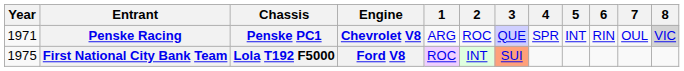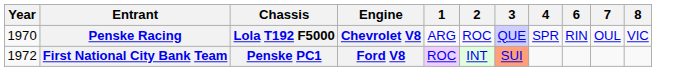- column: (576, 15)
(22, 36) 1971 -> (22, 36) 1970
(284, 36) Penske PC1 -> (284, 36) Lola T192 F5000
(665, 36) lightgrey background -> (638, 36) no background
(22, 57) 1975 -> (22, 57) 1972
(284, 57) Lola T192 F5000 -> (284, 57) Penske PC1
